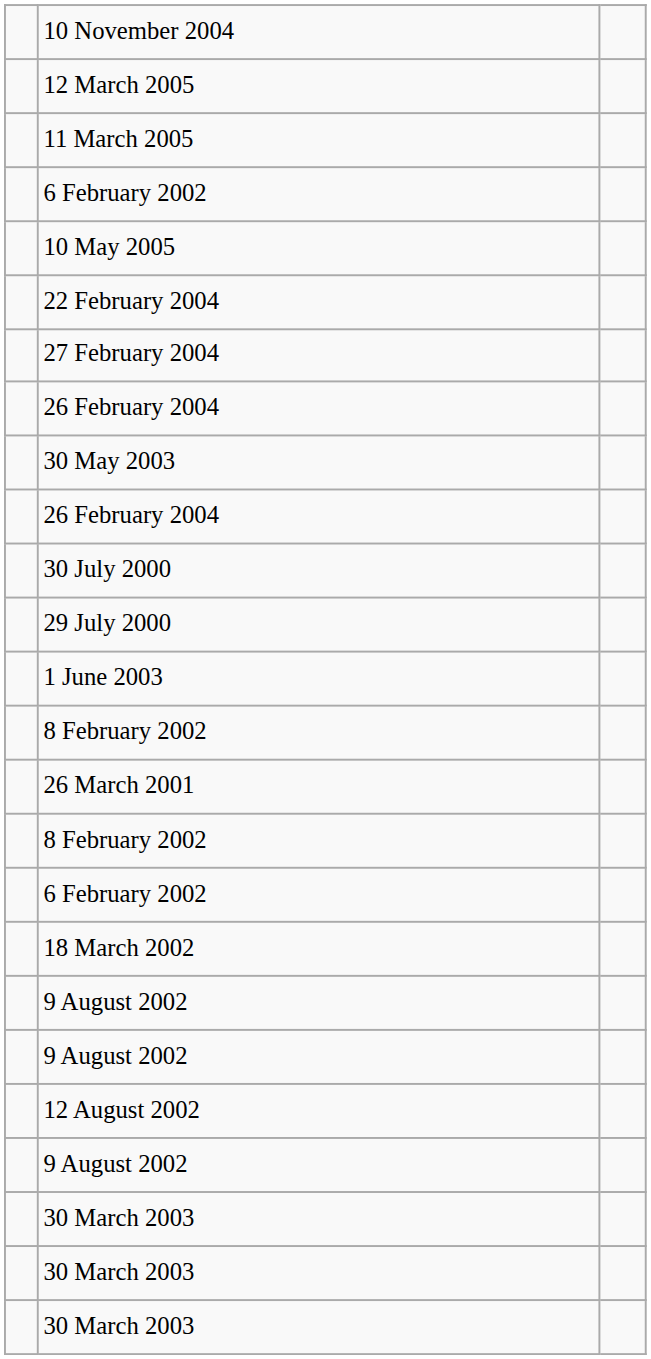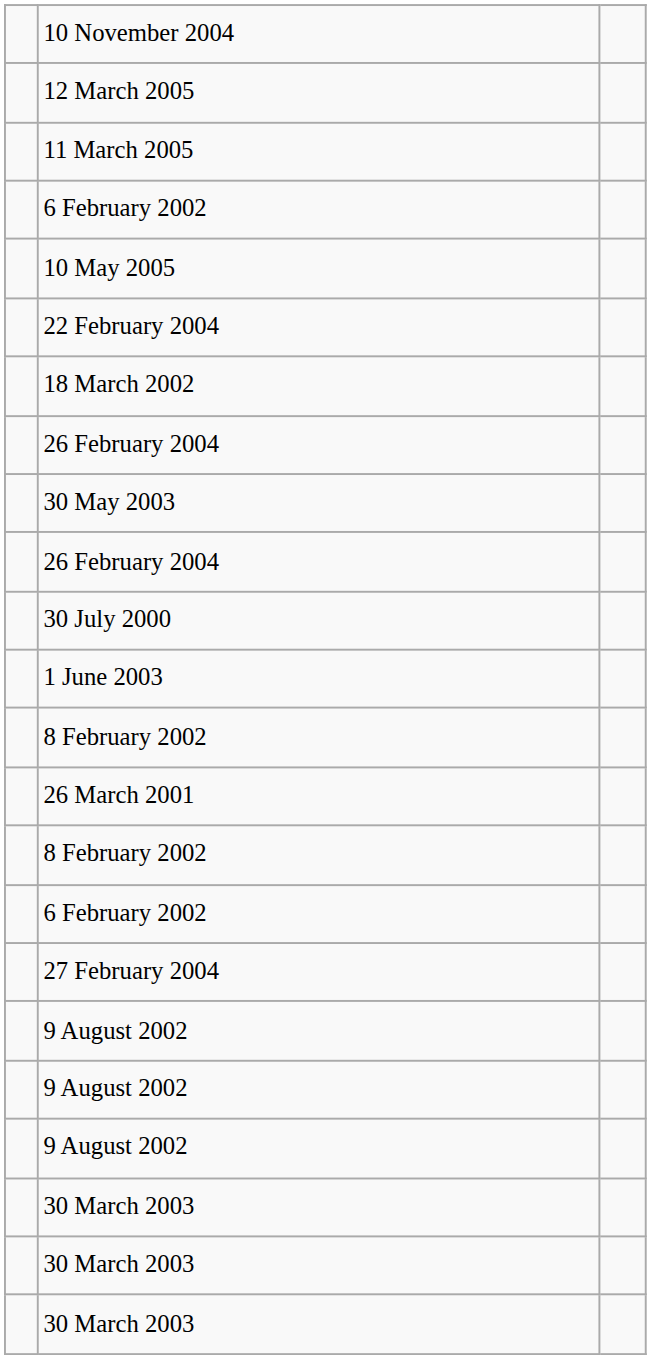rows swapped: (21, 355) <-> (21, 949)
- row: (21, 625)
- row: (21, 1111)
